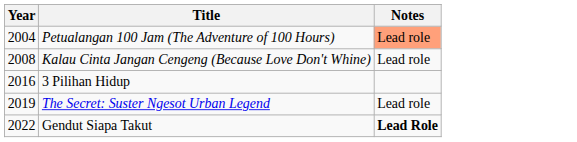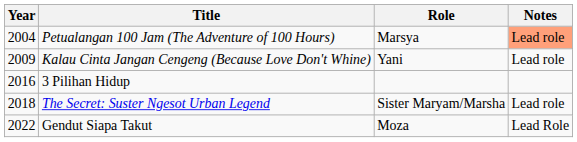+ column: (441, 15)
(22, 59) 2008 -> (22, 59) 2009
(22, 103) 2019 -> (22, 103) 2018
(408, 125) bold -> (540, 125) normal
